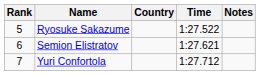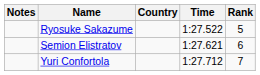columns swapped: (19, 12) <-> (239, 12)
